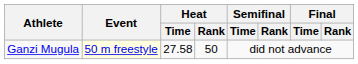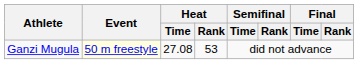(178, 50) 27.58 -> (178, 50) 27.08
(211, 50) 50 -> (211, 50) 53
